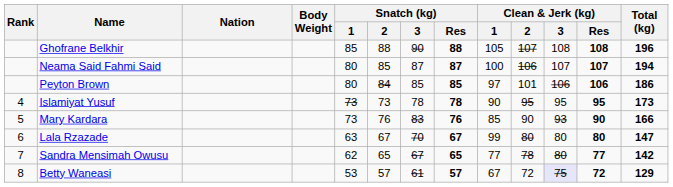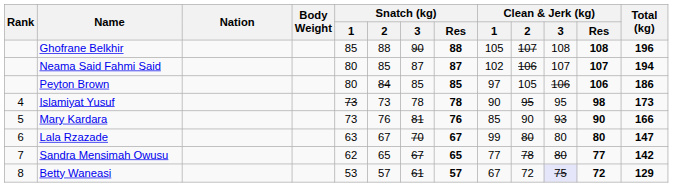(494, 66) 100 -> (494, 66) 102
(527, 84) 101 -> (527, 84) 105
(599, 102) 95 -> (599, 102) 98
(417, 119) 83 -> (417, 119) 81
